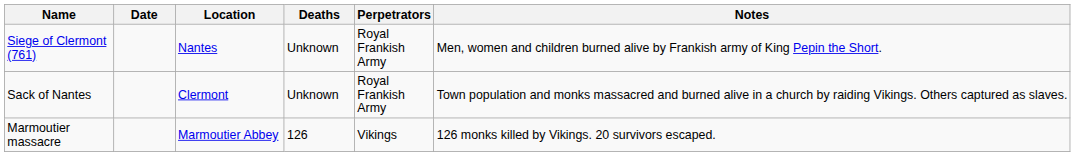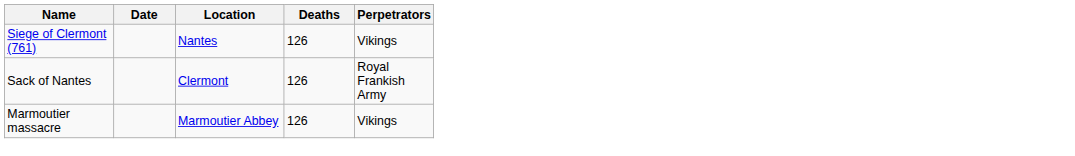- column: (752, 15)
(313, 48) Unknown -> (297, 41) 126
(381, 48) Royal Frankish Army -> (377, 41) Vikings
(313, 95) Unknown -> (297, 81) 126
